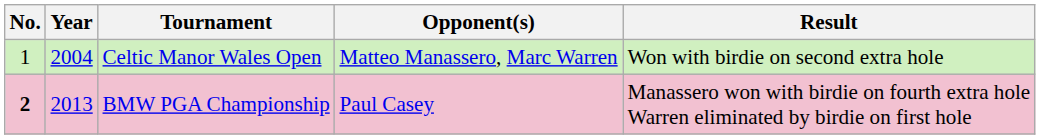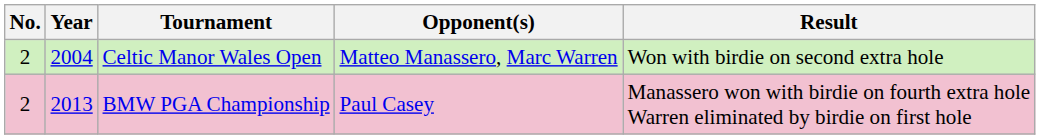(25, 56) 1 -> (25, 56) 2
(25, 104) bold -> (25, 104) normal
